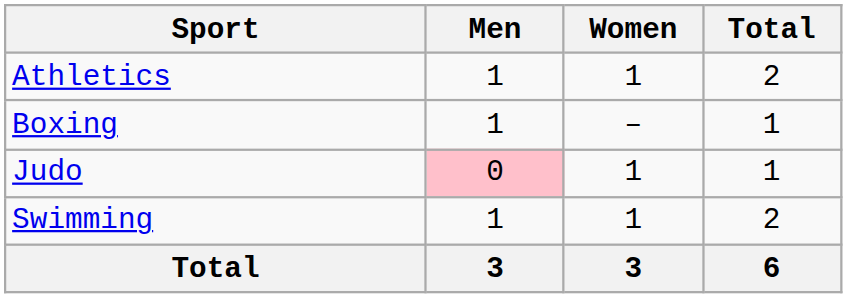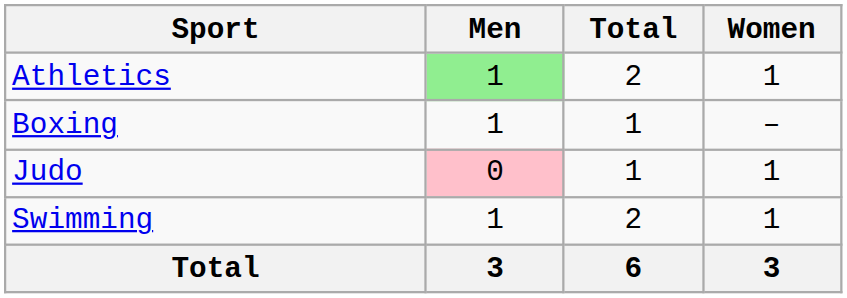columns swapped: (633, 29) <-> (772, 29)
(495, 77) no background -> (495, 77) lightgreen background
